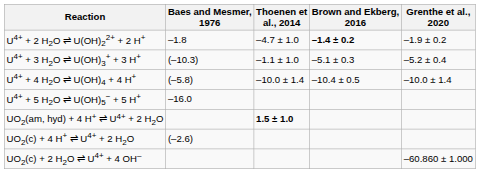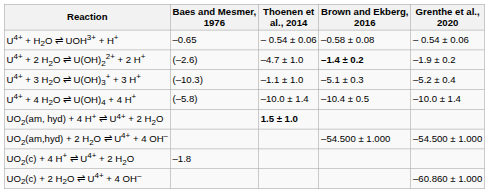+ row: (63, 40)
(177, 40) –1.8 -> (185, 60) (–2.6)
- row: (74, 99)
+ row: (87, 139)
(180, 139) (–2.6) -> (182, 158) –1.8
